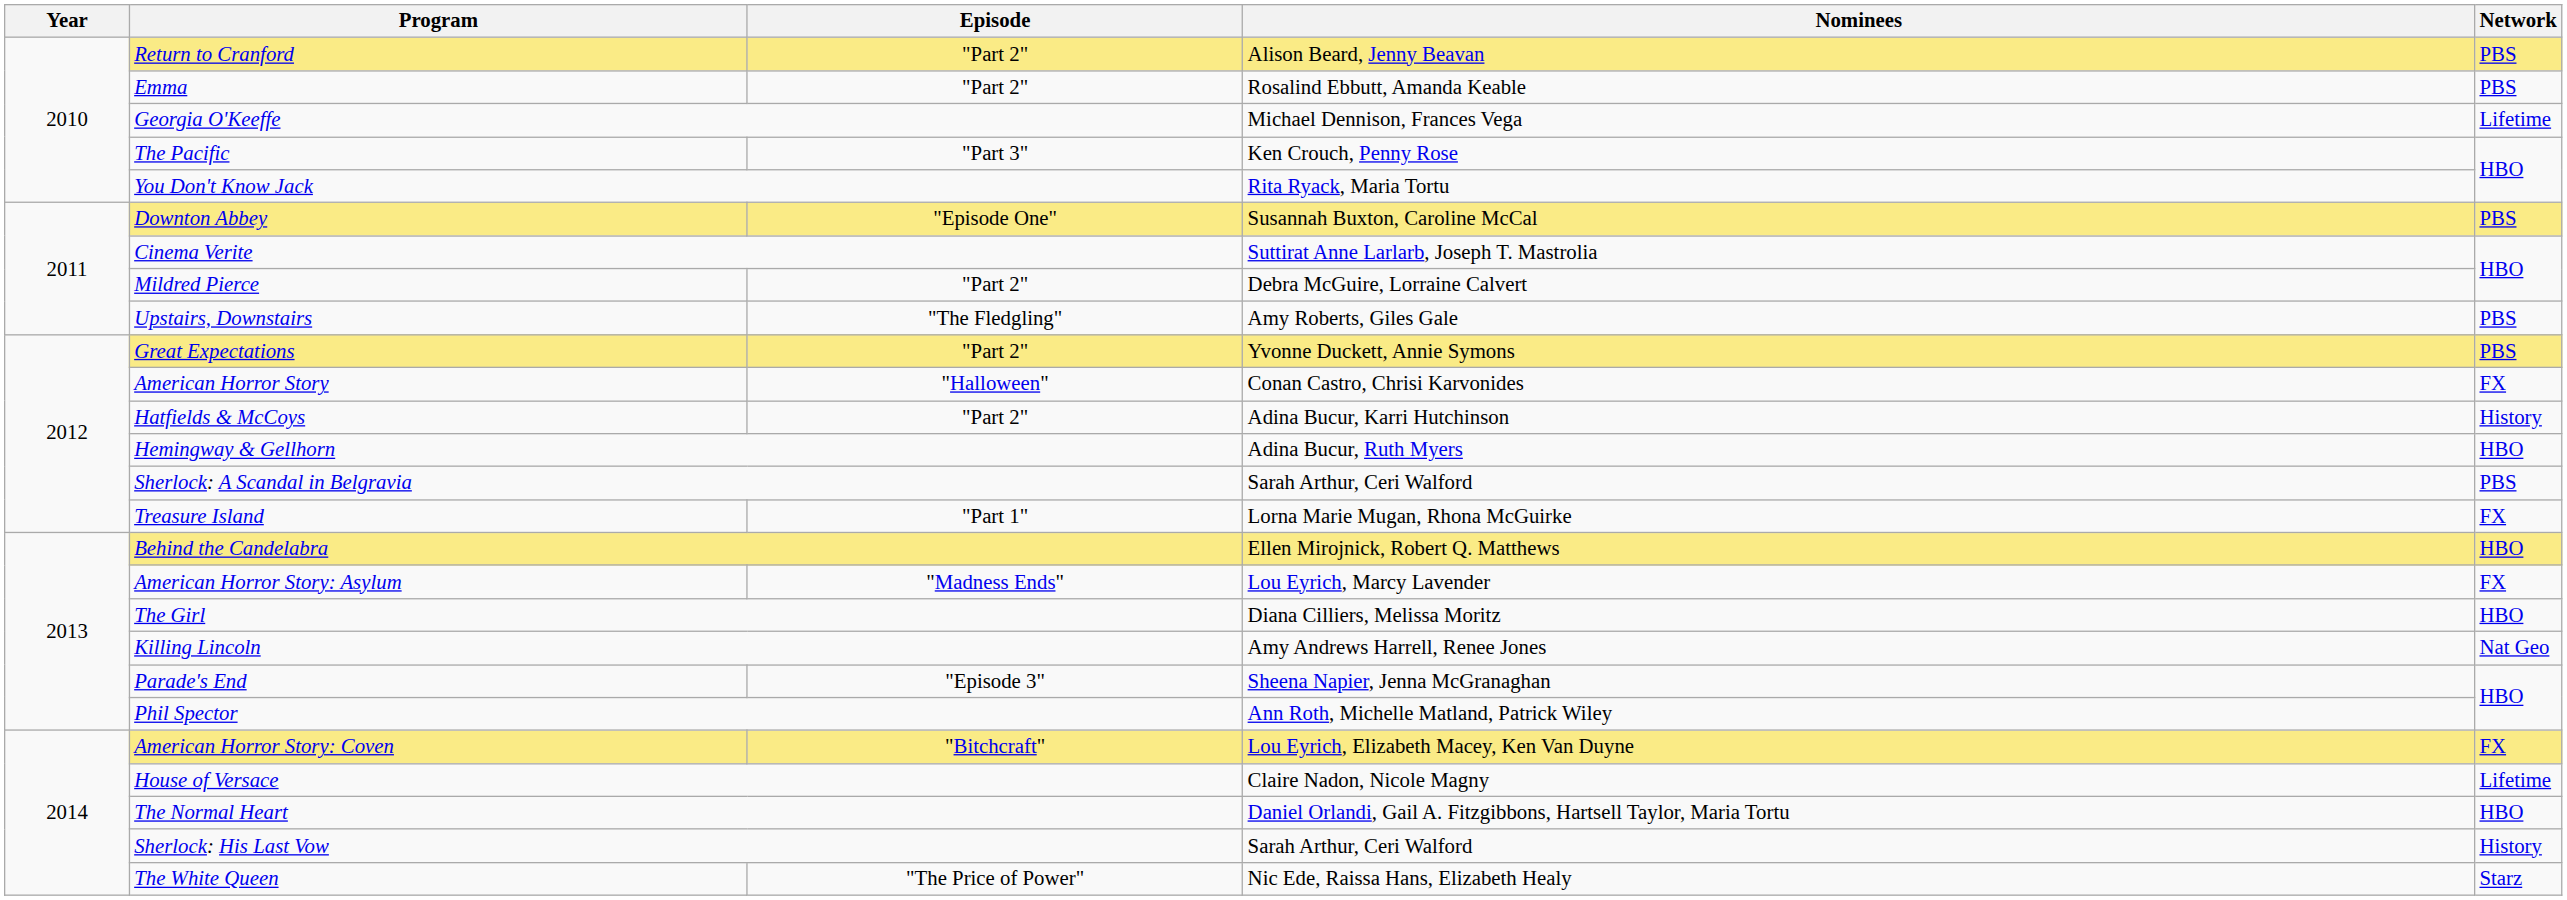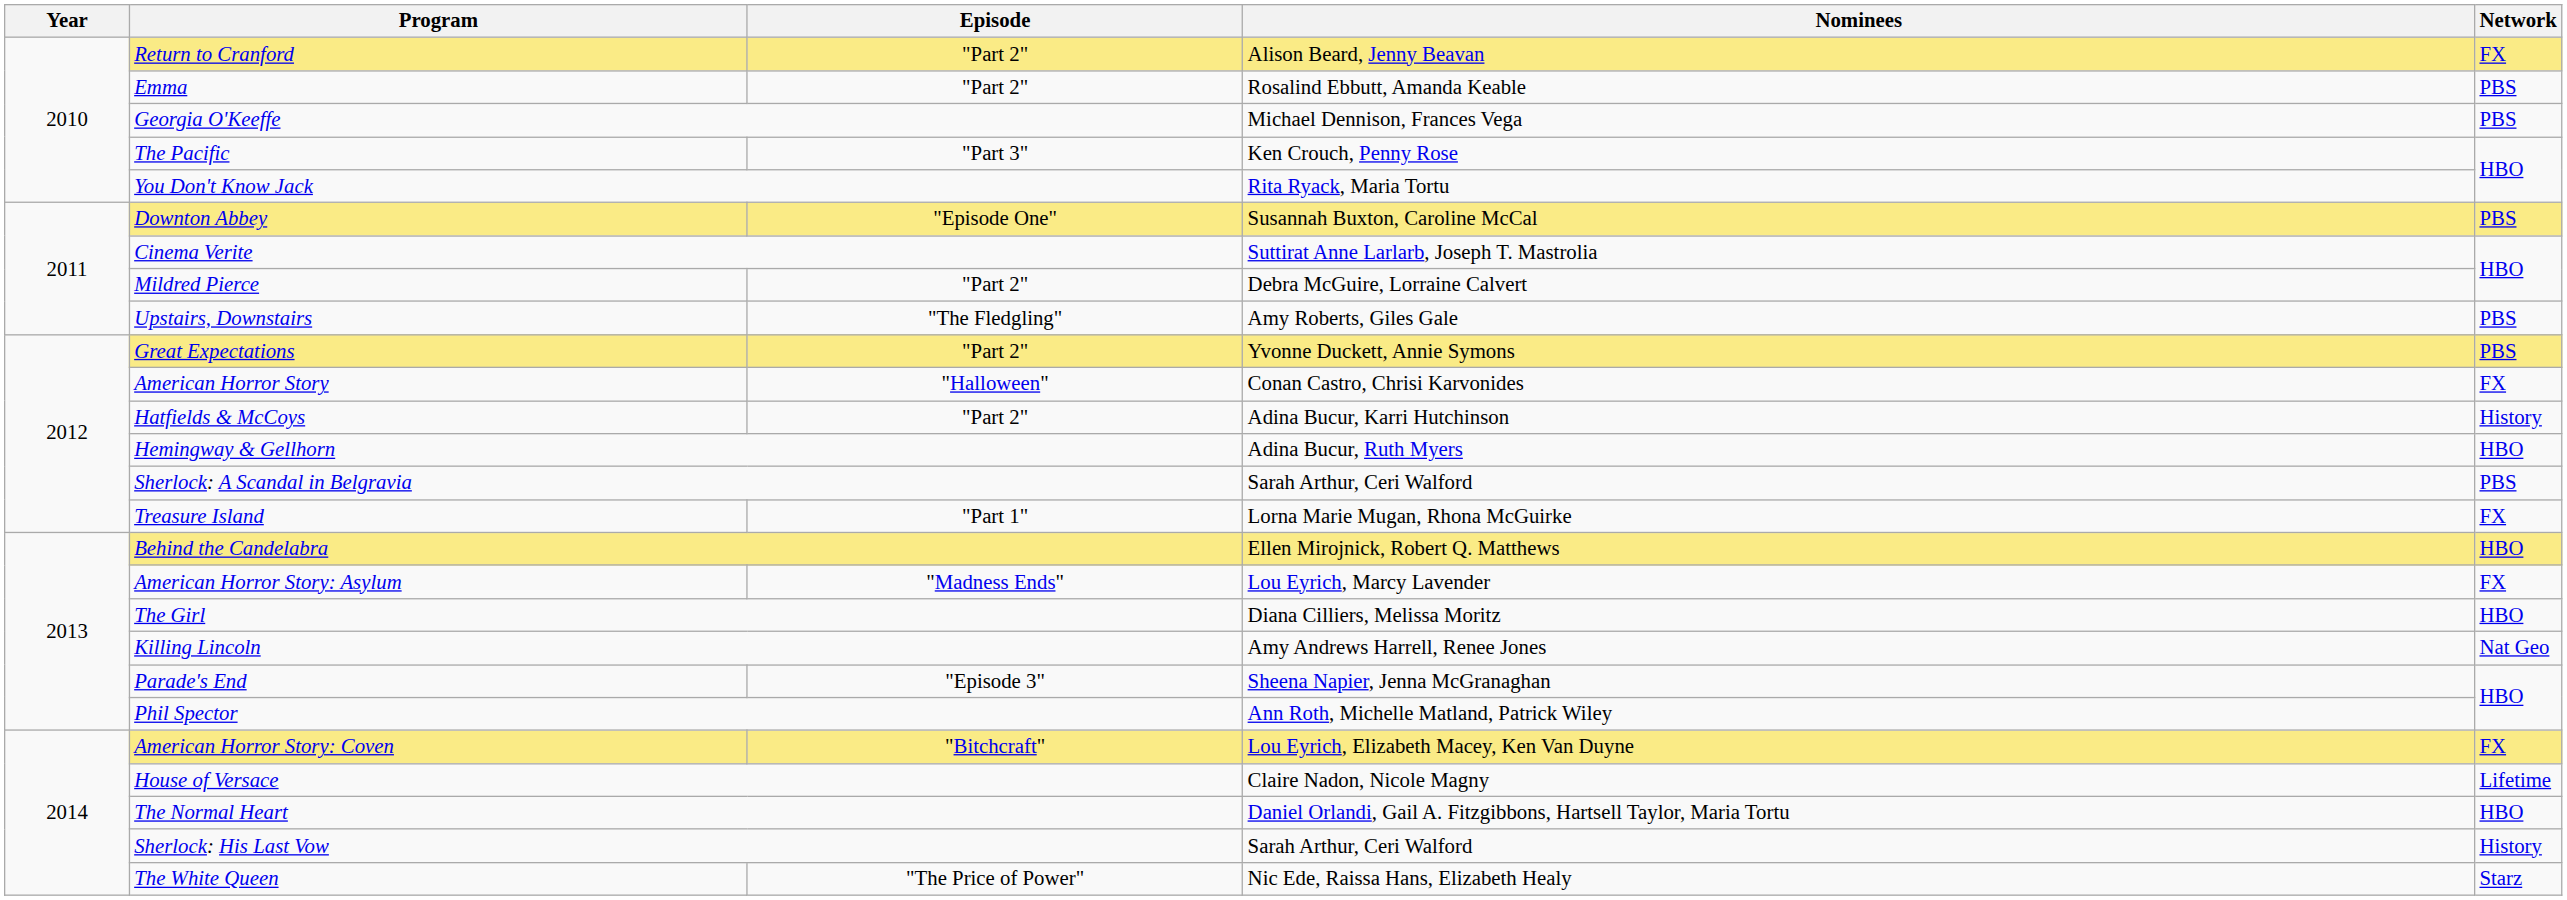(2498, 53) PBS -> (2493, 53) FX
(2515, 119) Lifetime -> (2498, 119) PBS
